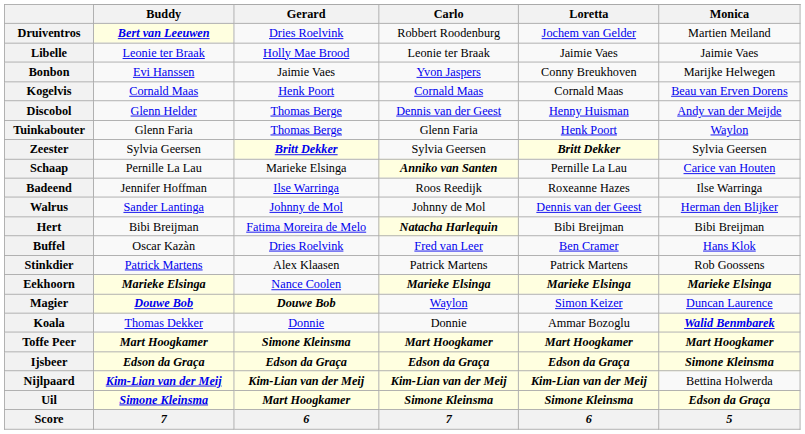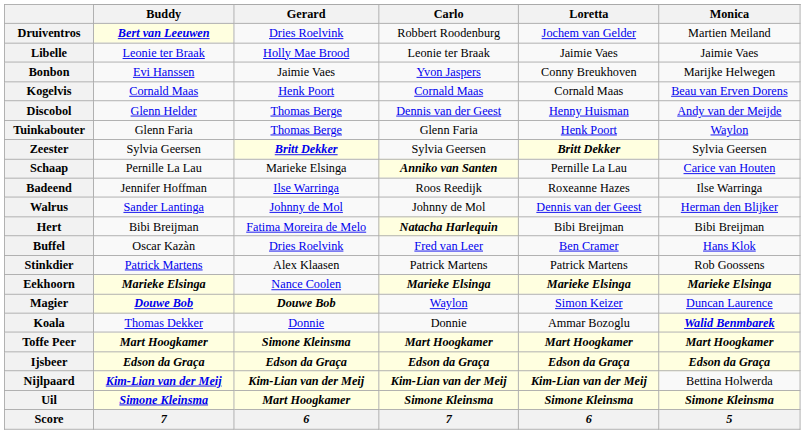(729, 361) Simone Kleinsma -> (729, 361) Edson da Graça
(729, 400) Edson da Graça -> (729, 400) Simone Kleinsma
